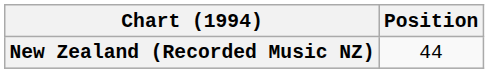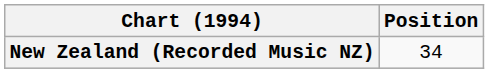(431, 53) 44 -> (431, 53) 34
